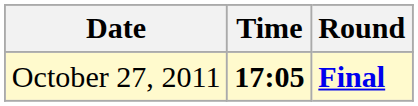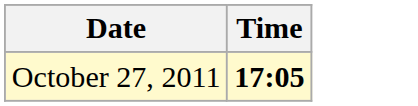- column: (362, 28)
